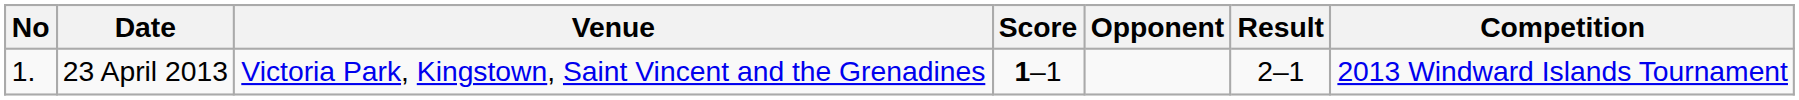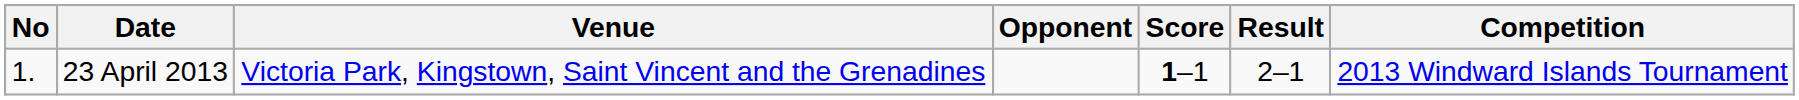columns swapped: (1157, 27) <-> (1038, 27)
